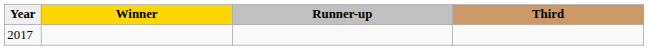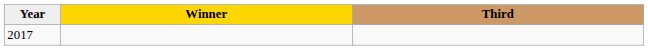- column: (342, 14)
